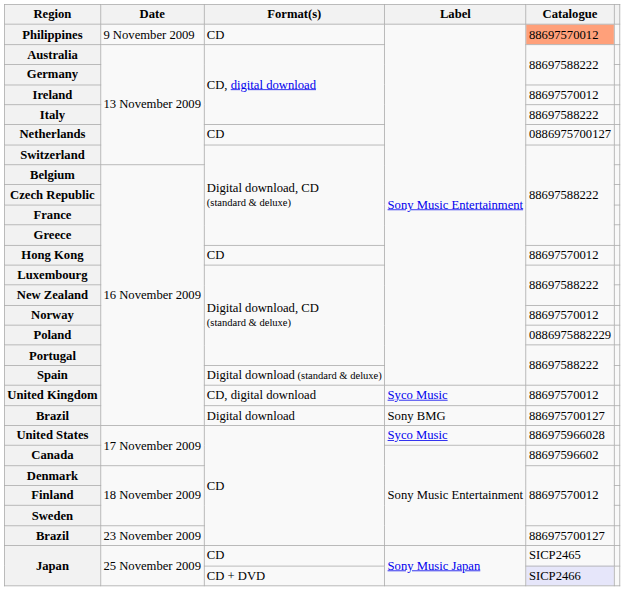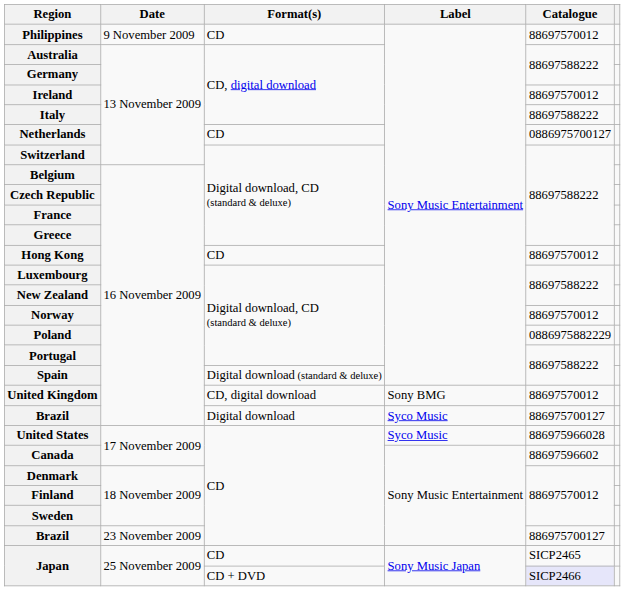(564, 34) lightsalmon background -> (564, 34) no background
(418, 395) Syco Music -> (417, 395) Sony BMG
(417, 415) Sony BMG -> (418, 415) Syco Music
